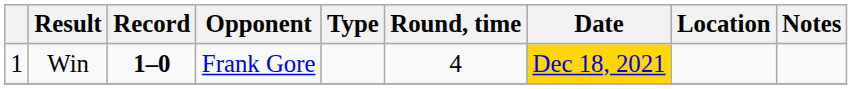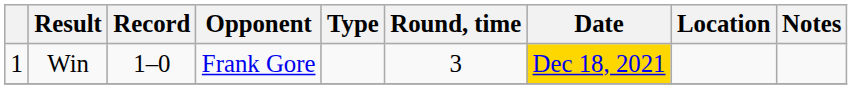(152, 63) bold -> (152, 63) normal
(456, 63) 4 -> (456, 63) 3
